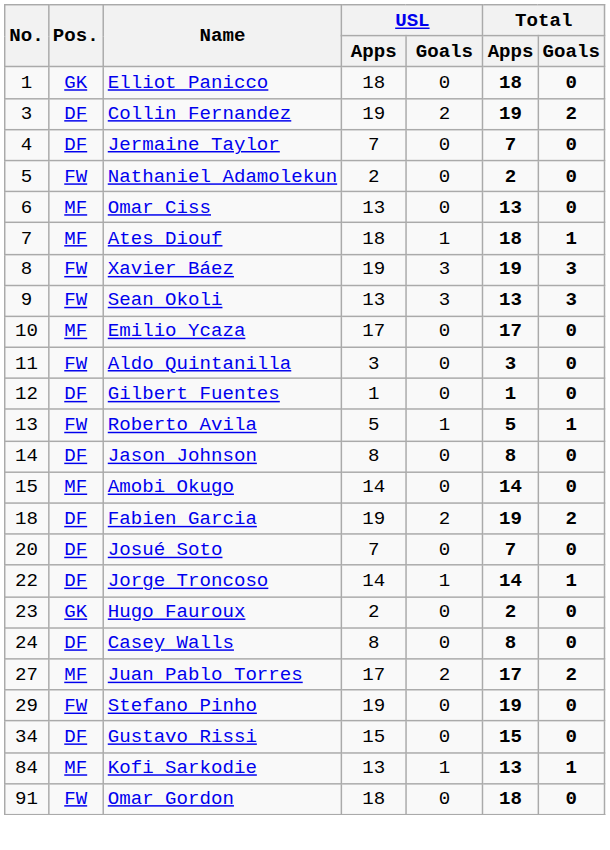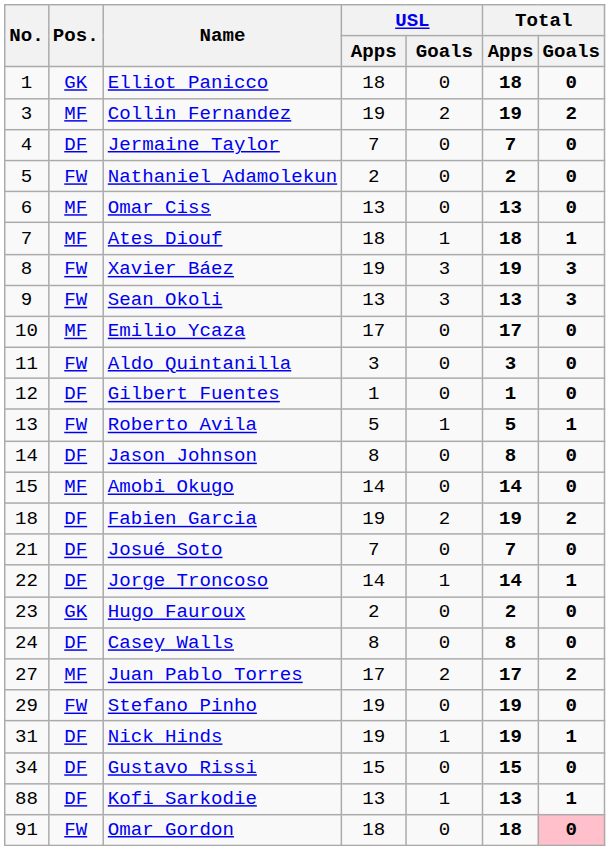(76, 114) DF -> (76, 114) MF
(26, 550) 20 -> (26, 550) 21
+ row: (165, 737)
(26, 768) 84 -> (26, 799) 88
(76, 768) MF -> (76, 799) DF
(571, 799) no background -> (571, 830) pink background
